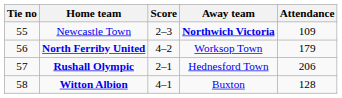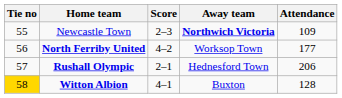(307, 48) 179 -> (307, 48) 177
(22, 84) no background -> (22, 84) gold background
